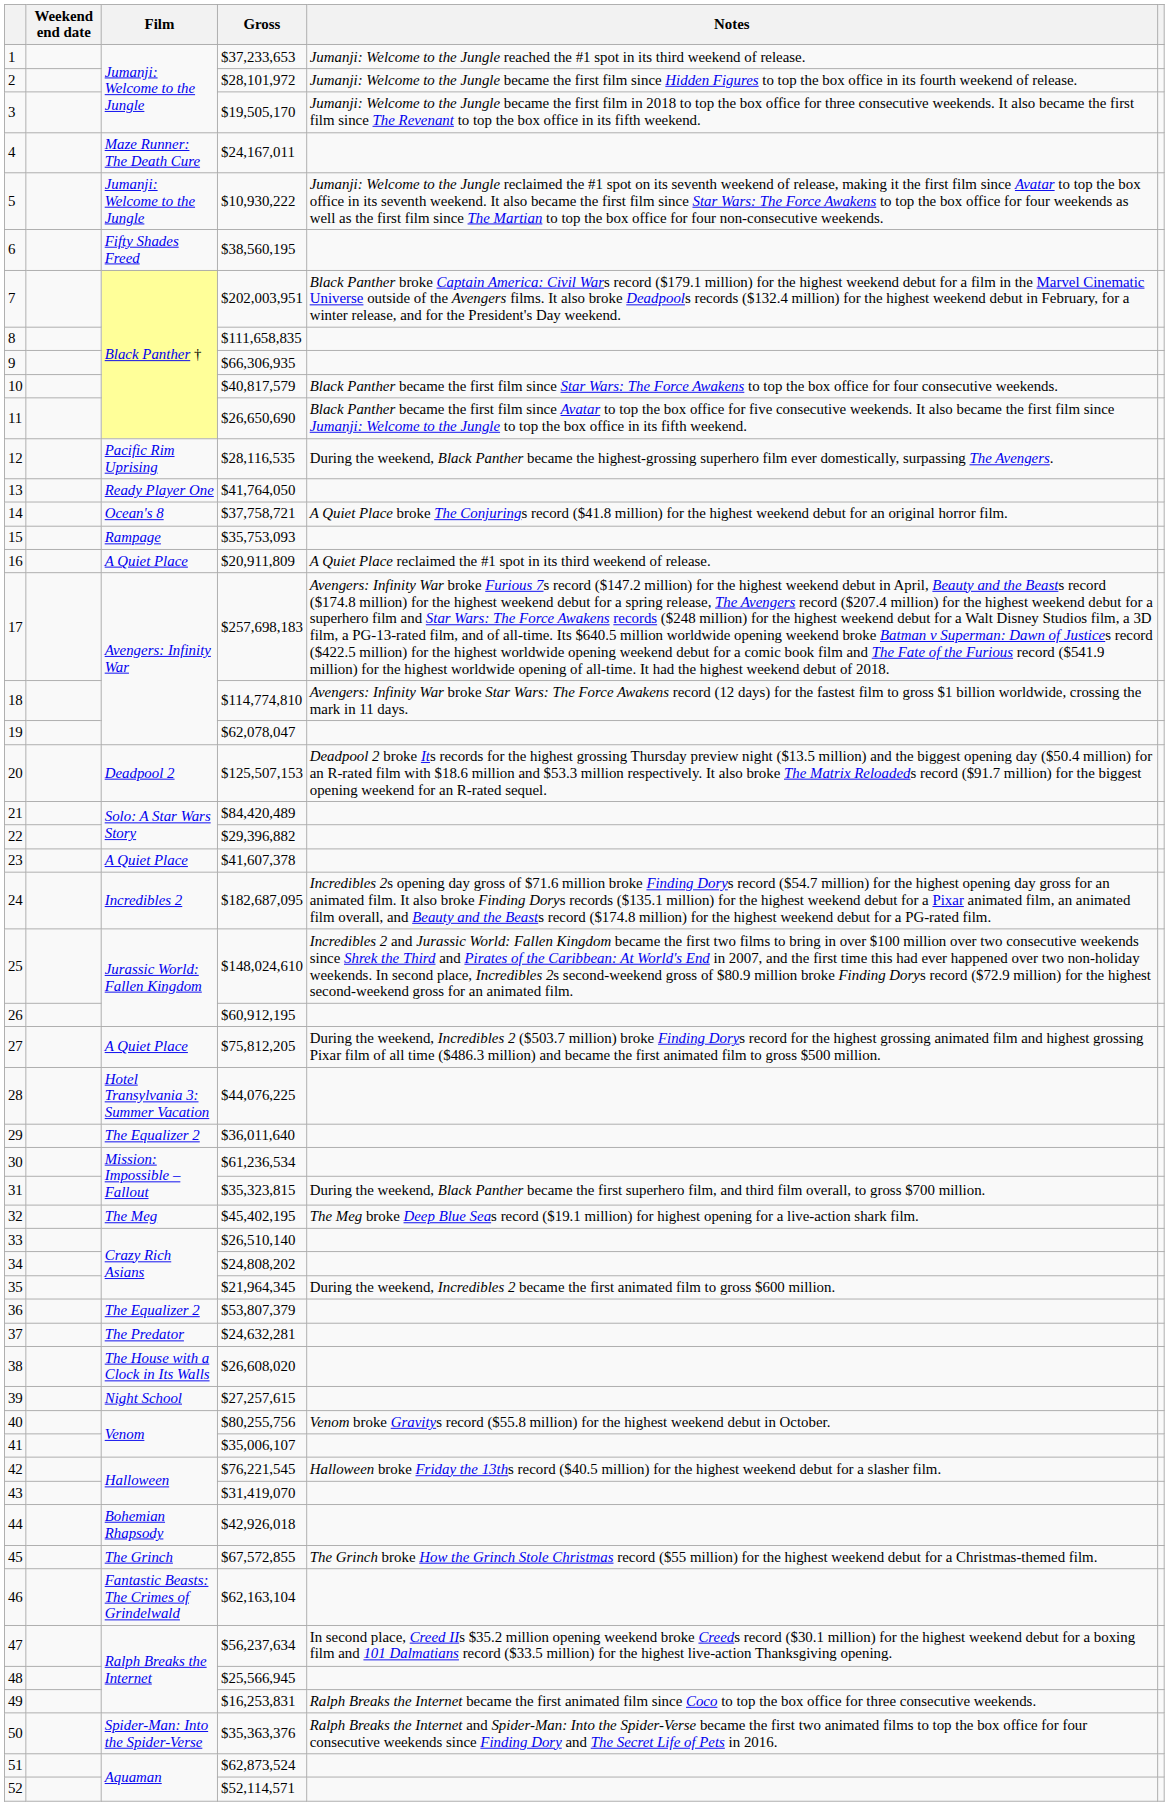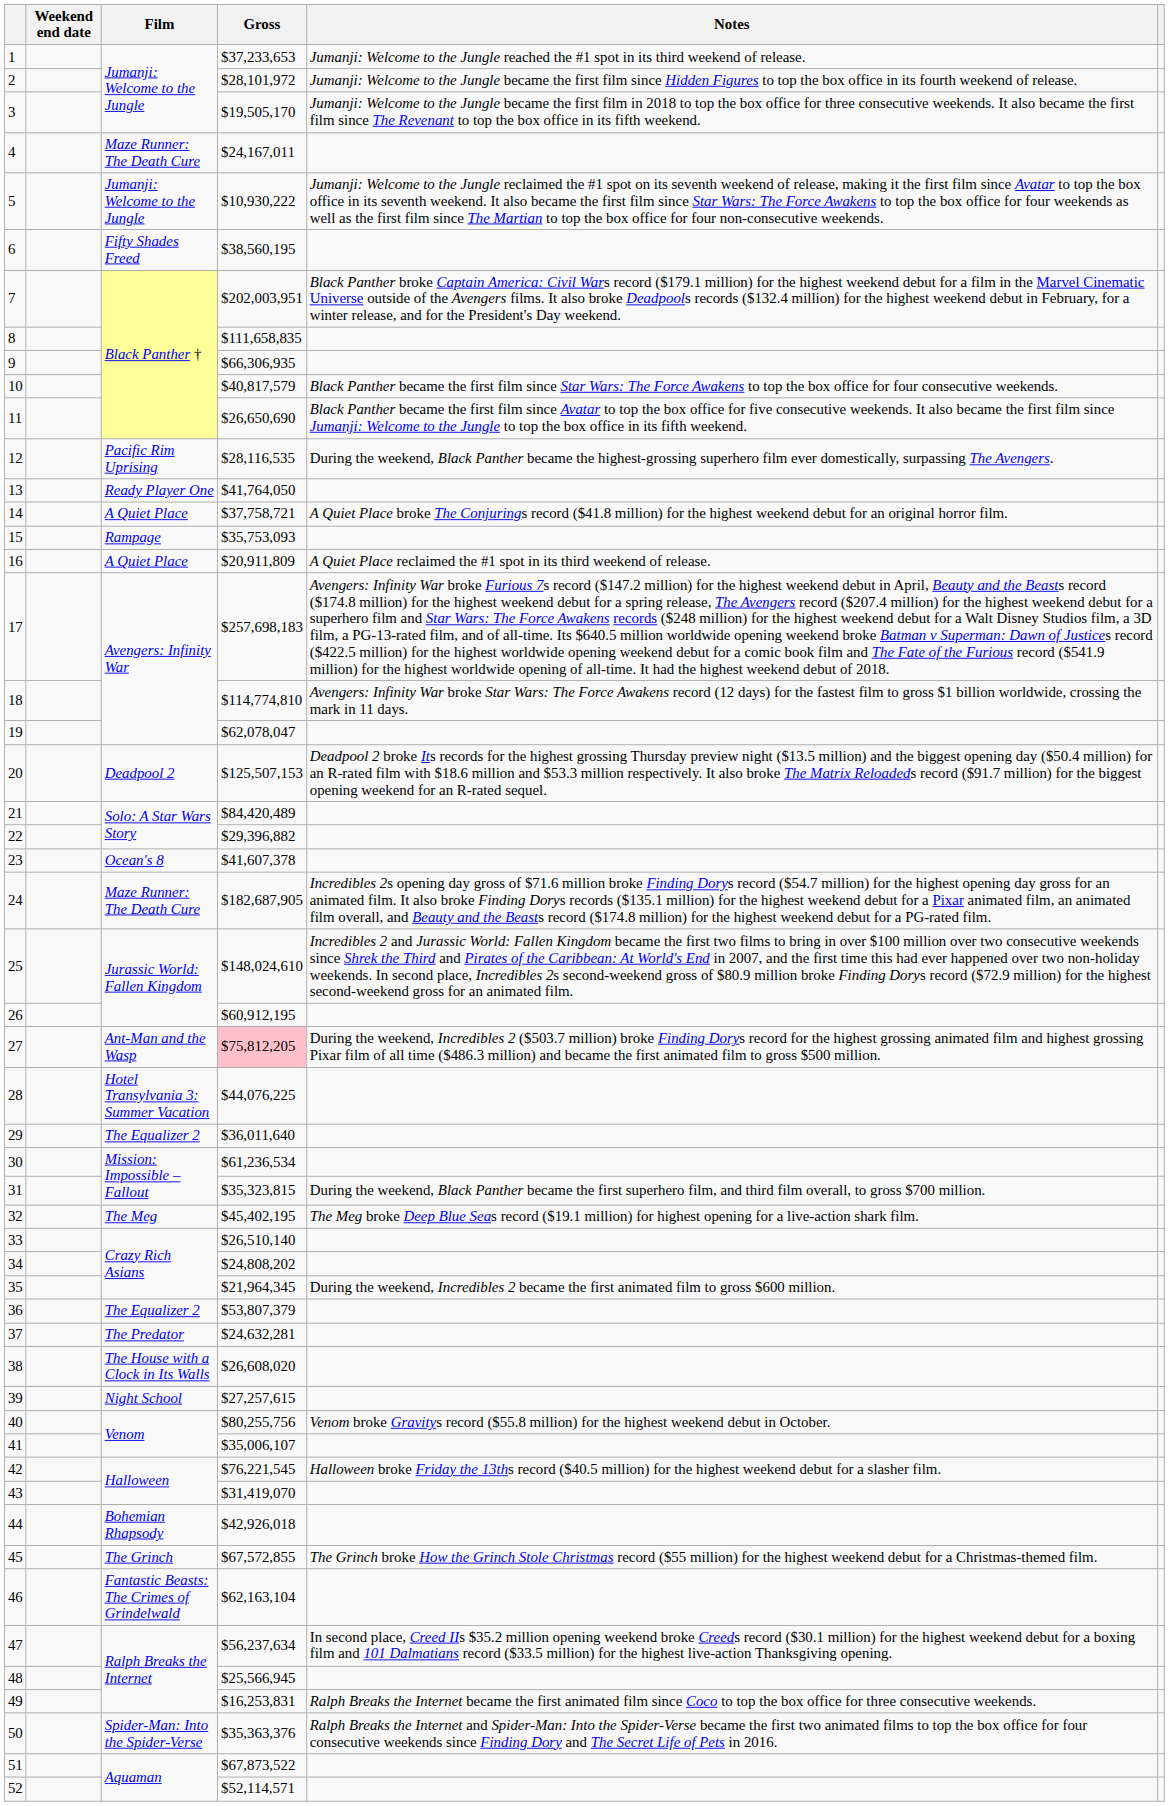(134, 514) Ocean's 8 -> (146, 514) A Quiet Place
(146, 860) A Quiet Place -> (134, 860) Ocean's 8
(143, 900) Incredibles 2 -> (152, 900) Maze Runner: The Death Cure
(262, 900) $182,687,095 -> (262, 900) $182,687,905
(146, 1046) A Quiet Place -> (155, 1046) Ant-Man and the Wasp
(258, 1046) no background -> (258, 1046) pink background
(258, 1765) $62,873,524 -> (258, 1765) $67,873,522
